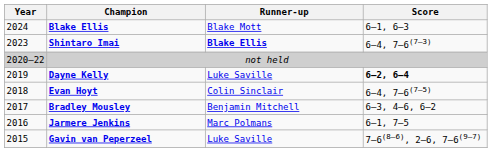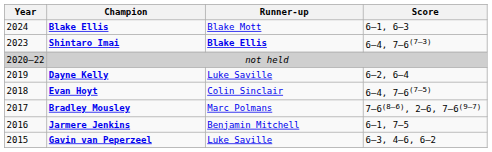(387, 74) bold -> (387, 74) normal
(253, 107) Benjamin Mitchell -> (240, 108) Marc Polmans
(401, 107) 6–3, 4–6, 6–2 -> (423, 108) 7–6(8–6), 2–6, 7–6(9–7)
(240, 122) Marc Polmans -> (253, 124) Benjamin Mitchell
(423, 138) 7–6(8–6), 2–6, 7–6(9–7) -> (401, 139) 6–3, 4–6, 6–2
